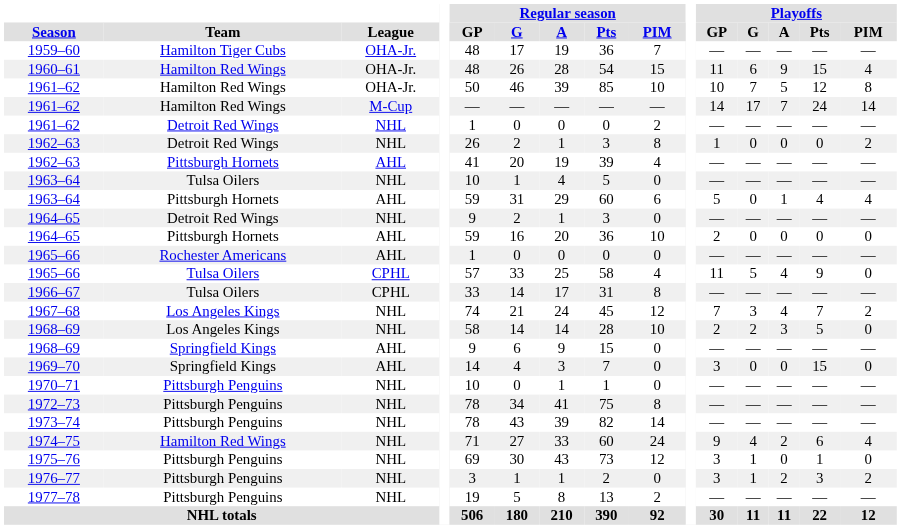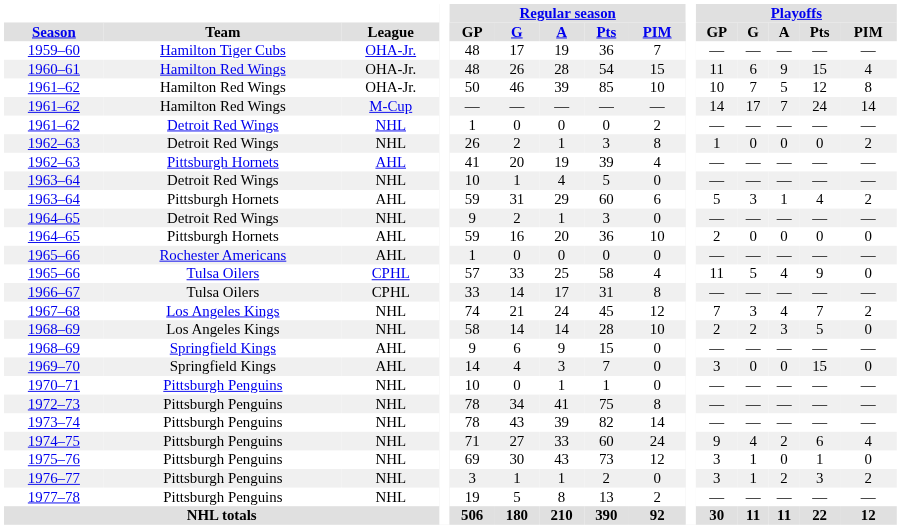(223, 180) Tulsa Oilers -> (223, 180) Detroit Red Wings
(753, 199) 0 -> (753, 199) 3
(868, 199) 4 -> (868, 199) 2
(223, 441) Hamilton Red Wings -> (223, 441) Pittsburgh Penguins
